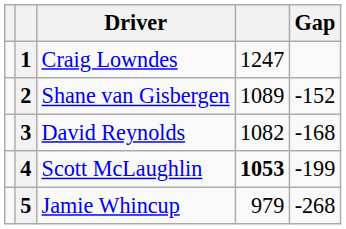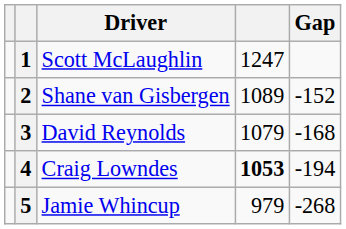(110, 59) Craig Lowndes -> (122, 59) Scott McLaughlin
(262, 132) 1082 -> (262, 132) 1079
(122, 169) Scott McLaughlin -> (110, 169) Craig Lowndes
(315, 169) -199 -> (315, 169) -194
